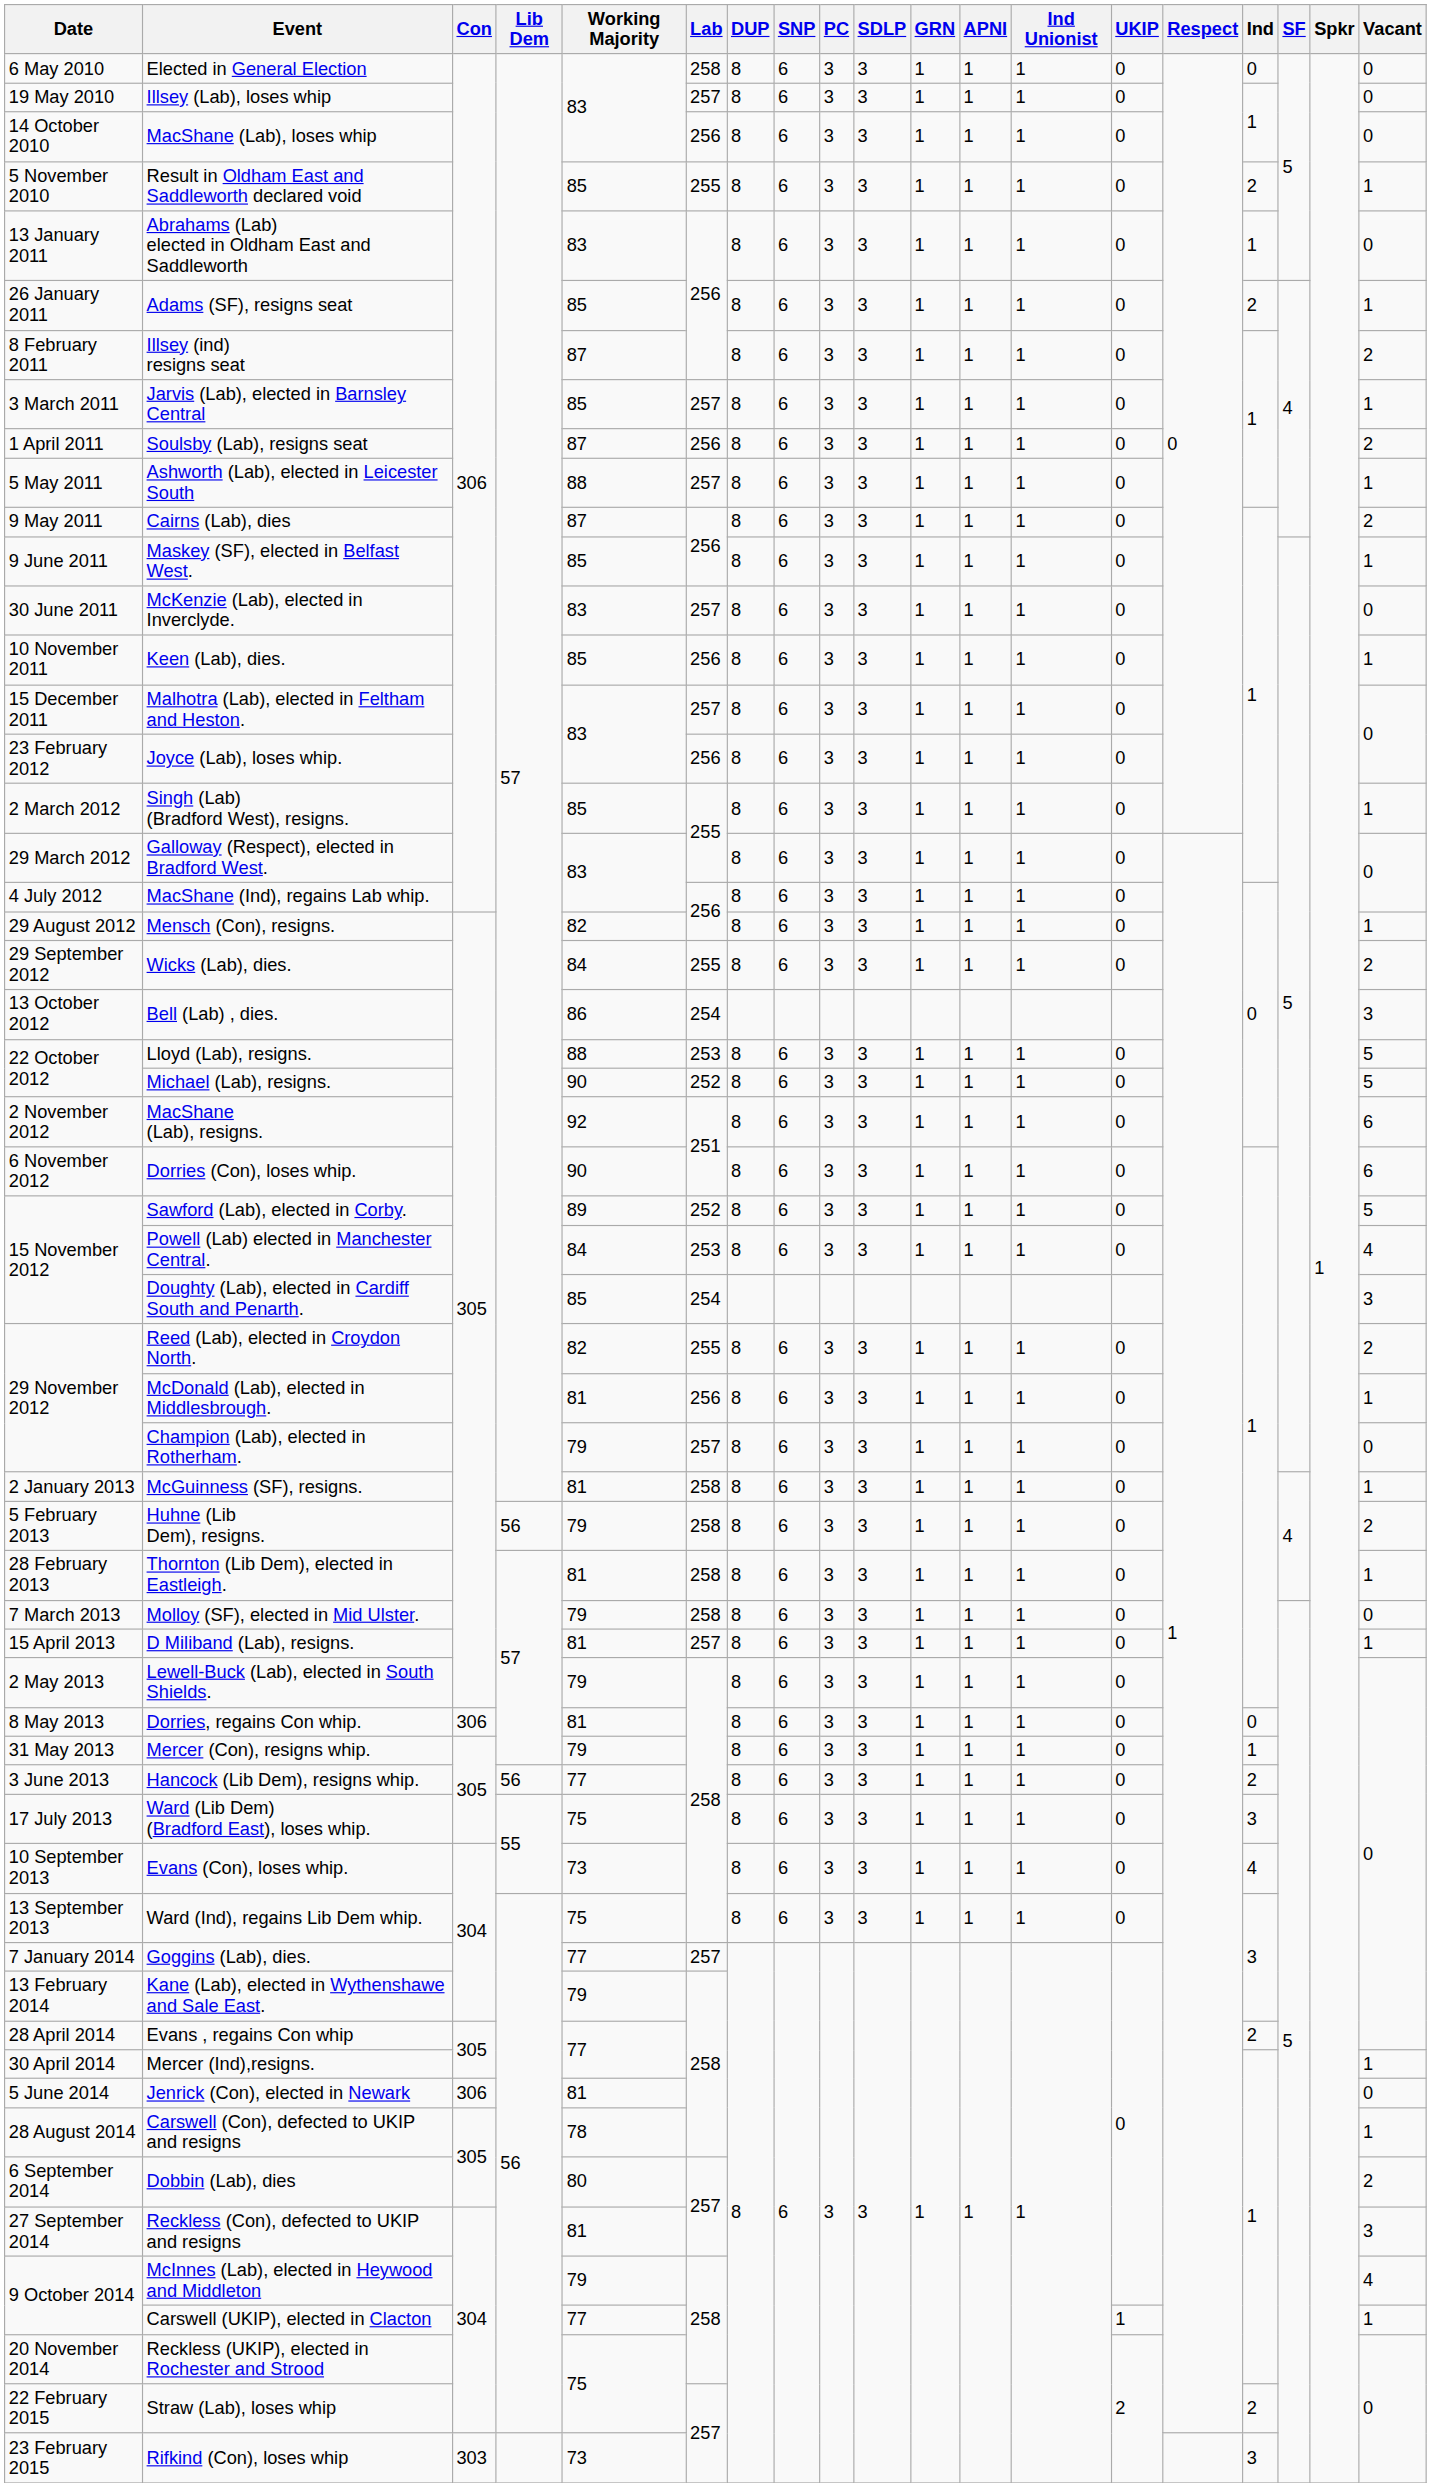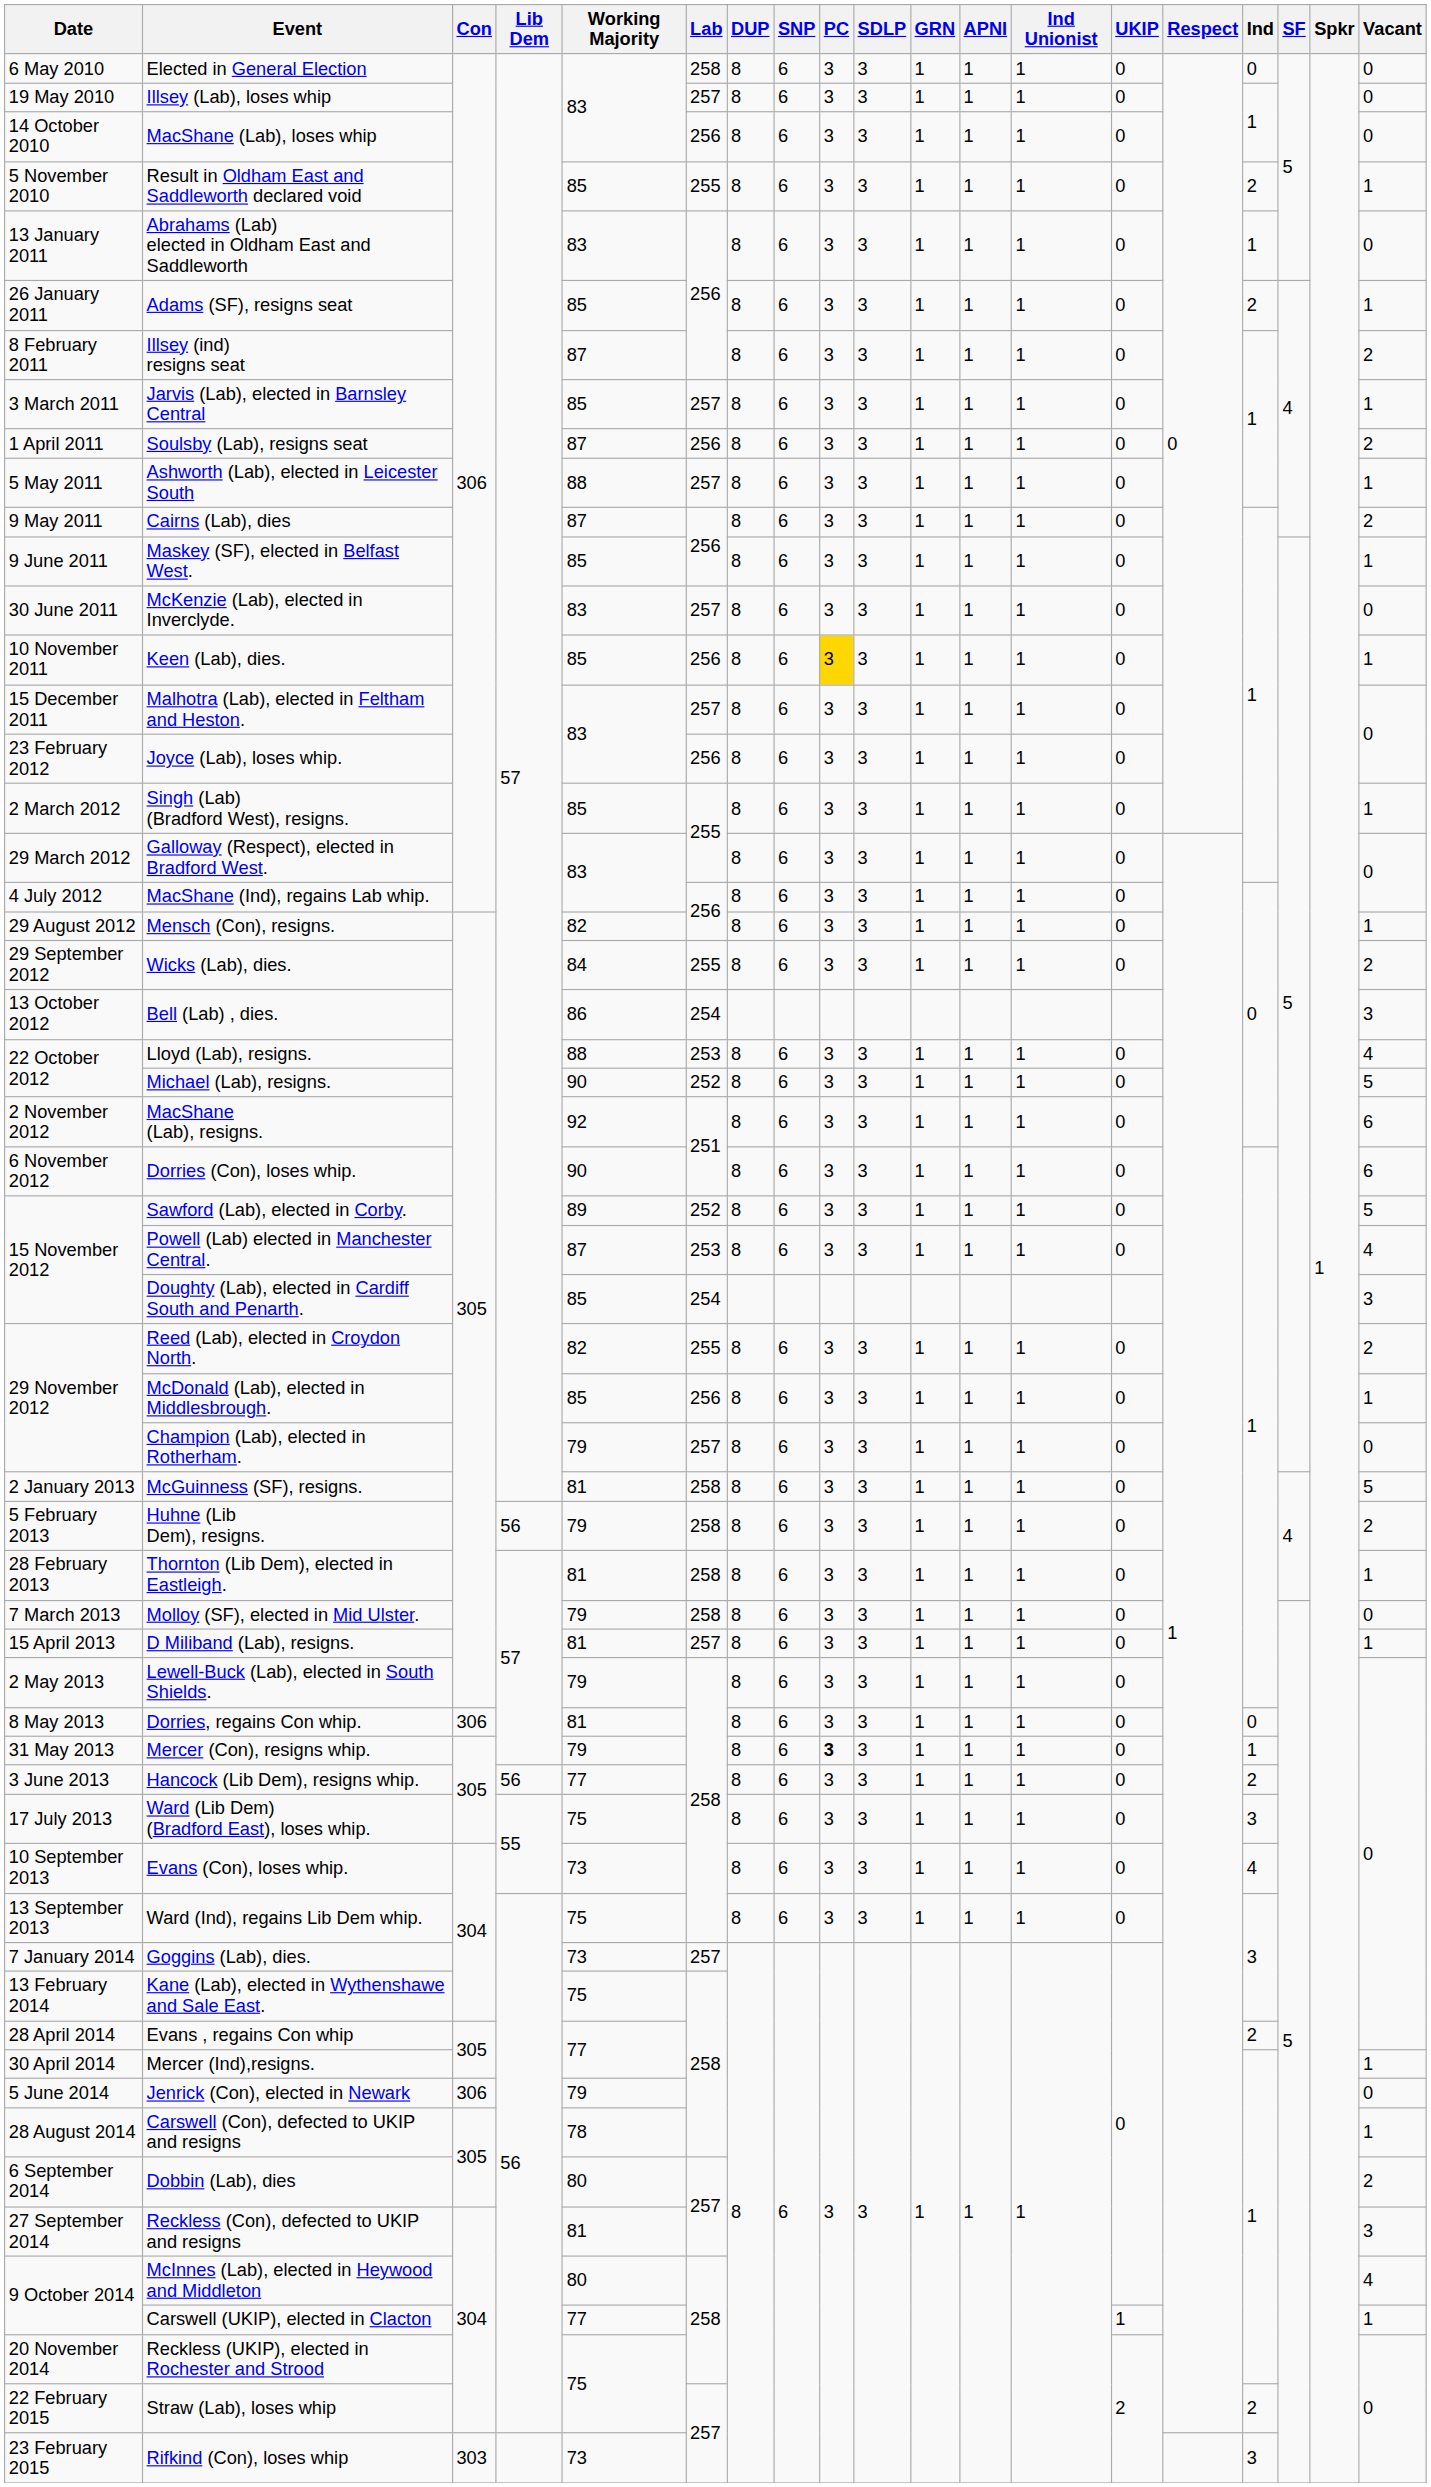(829, 659) no background -> (829, 659) gold background
(1368, 1053) 5 -> (1368, 1053) 4
(577, 1249) 84 -> (577, 1249) 87
(577, 1397) 81 -> (577, 1397) 85
(1368, 1486) 1 -> (1368, 1486) 5
(829, 1750) normal -> (829, 1750) bold
(577, 1956) 77 -> (577, 1956) 73
(577, 1996) 79 -> (577, 1996) 75
(577, 2093) 81 -> (577, 2093) 79
(577, 2280) 79 -> (577, 2280) 80
